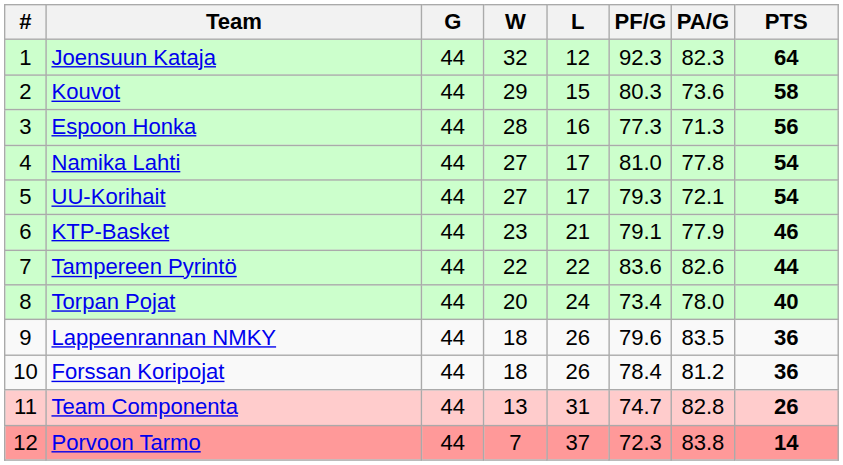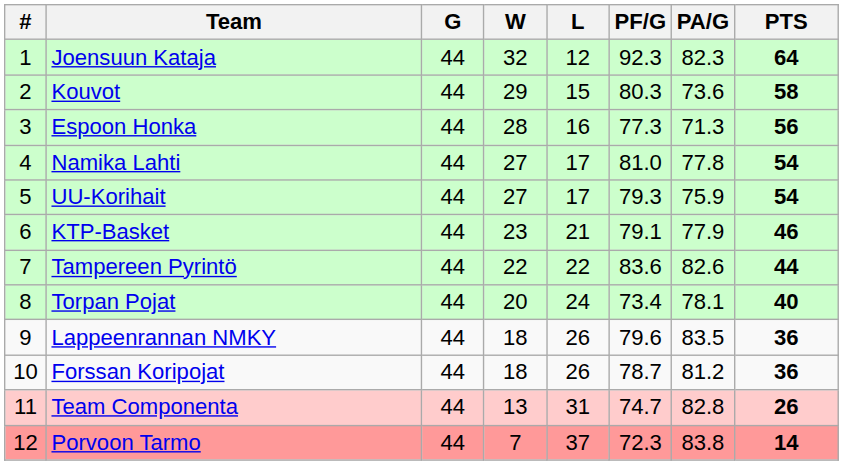(703, 197) 72.1 -> (703, 197) 75.9
(703, 302) 78.0 -> (703, 302) 78.1
(640, 372) 78.4 -> (640, 372) 78.7
